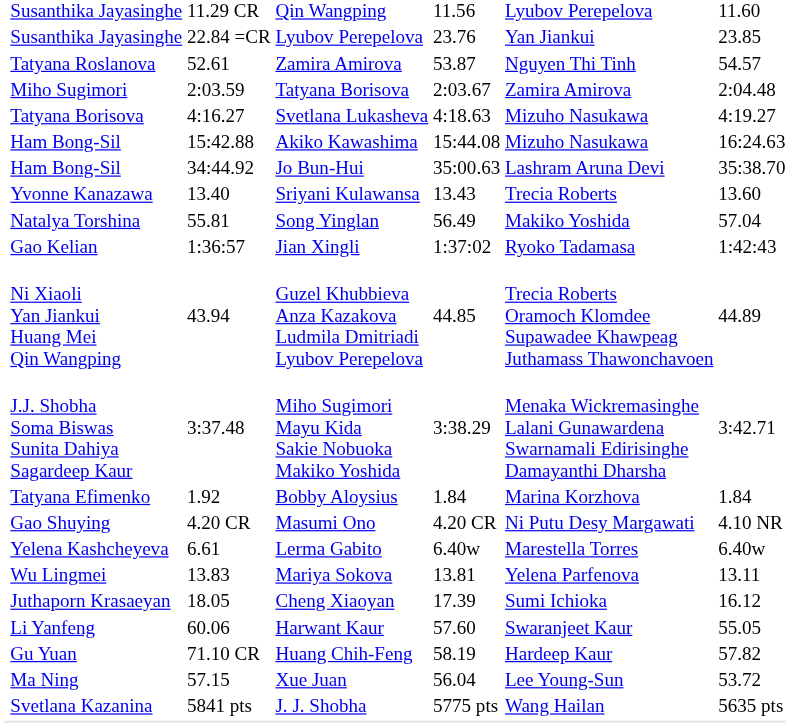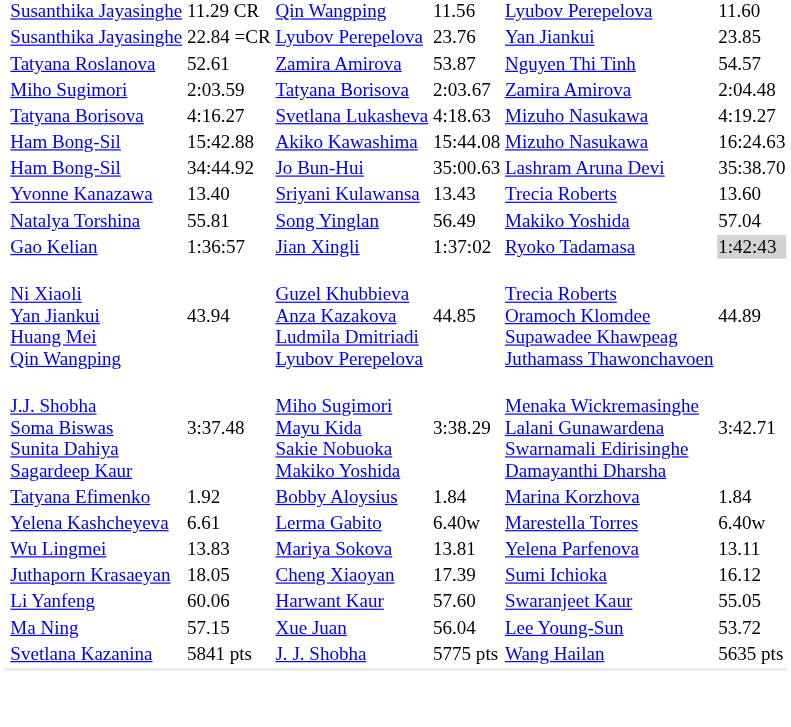(747, 246) no background -> (747, 246) lightgrey background
- row: (325, 522)
- row: (344, 653)
